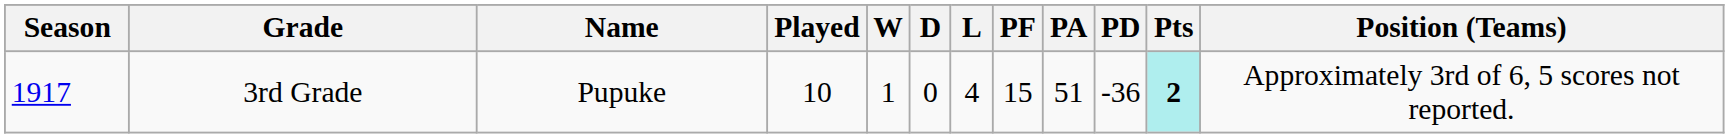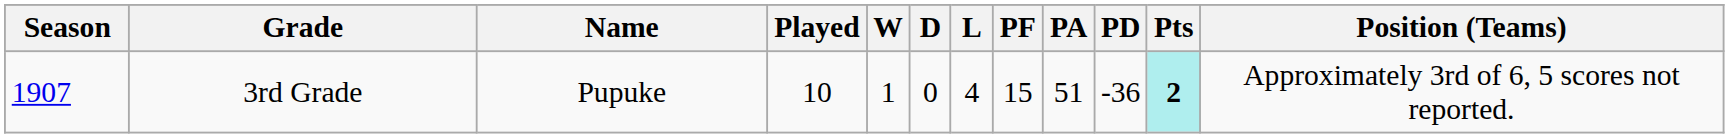(41, 91) 1917 -> (41, 91) 1907
